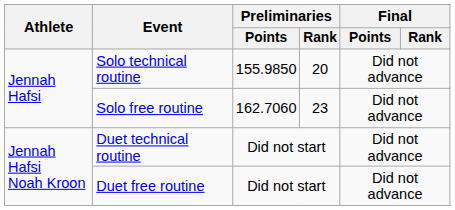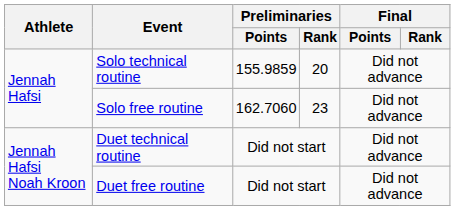(266, 69) 155.9850 -> (266, 69) 155.9859
